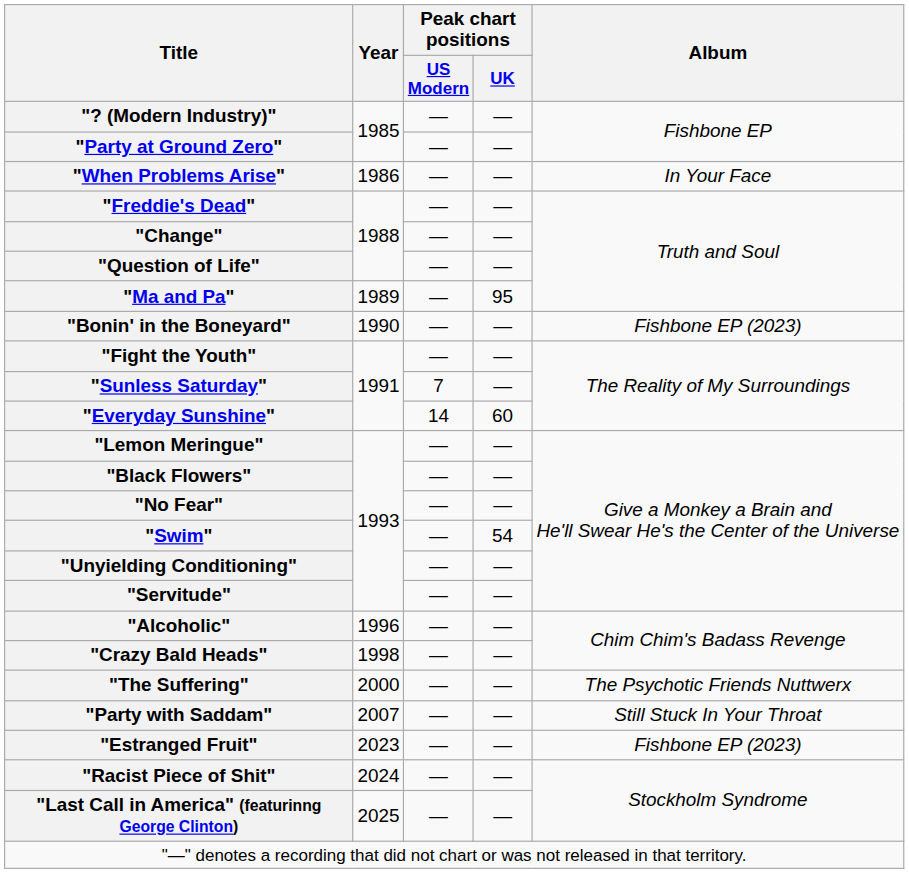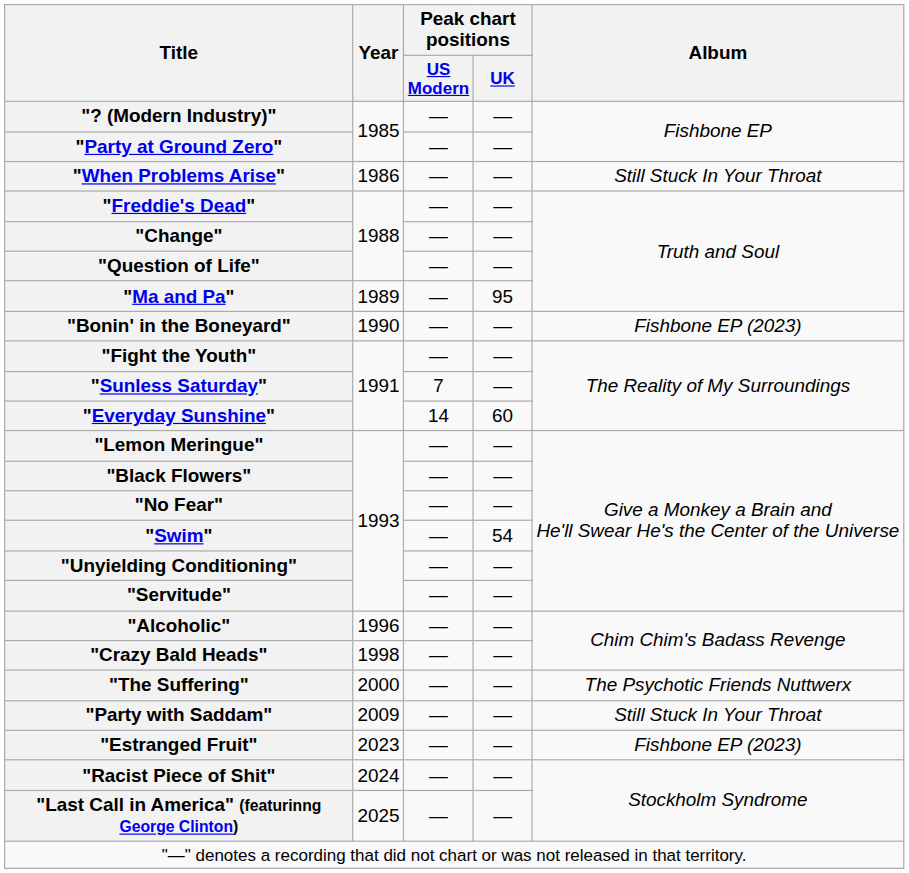(718, 176) In Your Face -> (718, 176) Still Stuck In Your Throat
(378, 715) 2007 -> (378, 715) 2009
